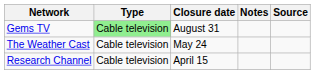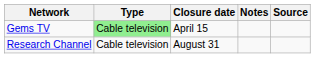(196, 28) August 31 -> (191, 28) April 15
- row: (48, 45)
(191, 61) April 15 -> (196, 45) August 31
